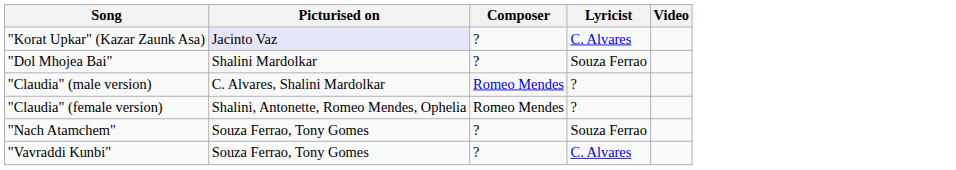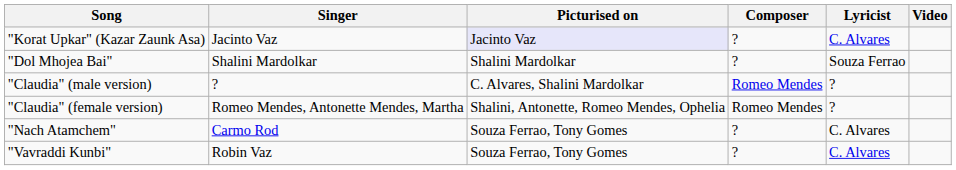+ column: (338, 15)
(609, 130) Souza Ferrao -> (860, 130) C. Alvares
